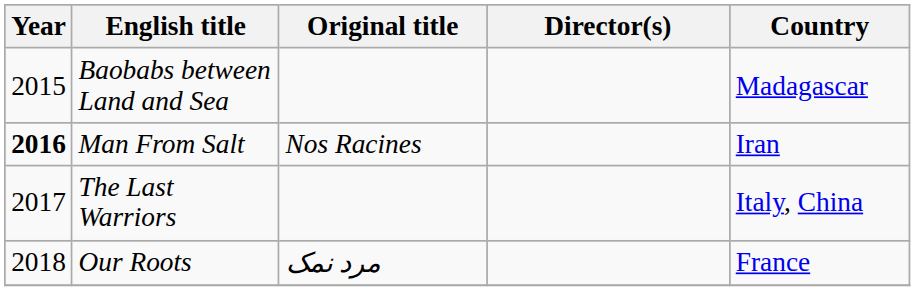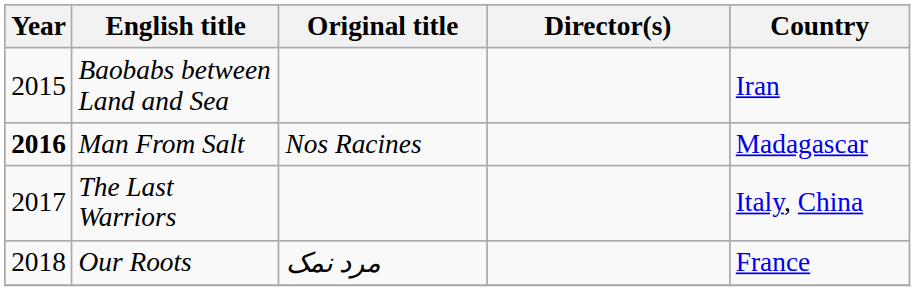(802, 84) Madagascar -> (758, 84) Iran
(758, 143) Iran -> (802, 143) Madagascar
